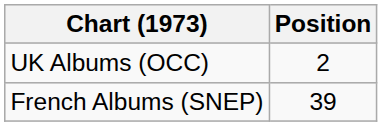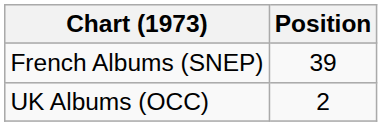rows swapped: (137, 101) <-> (110, 62)
